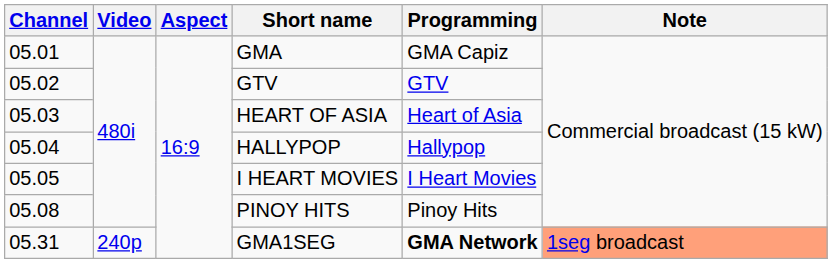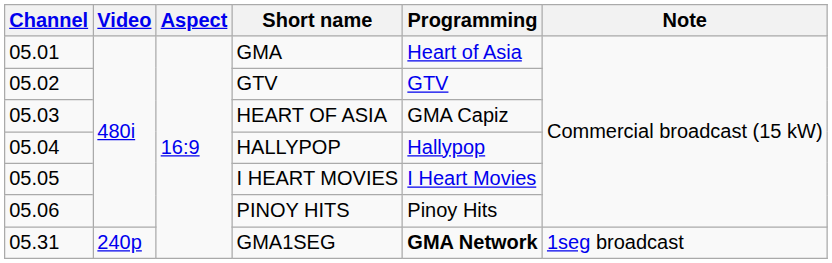(458, 52) GMA Capiz -> (465, 52) Heart of Asia
(465, 115) Heart of Asia -> (458, 115) GMA Capiz
(34, 210) 05.08 -> (34, 210) 05.06
(615, 242) lightsalmon background -> (615, 242) no background
